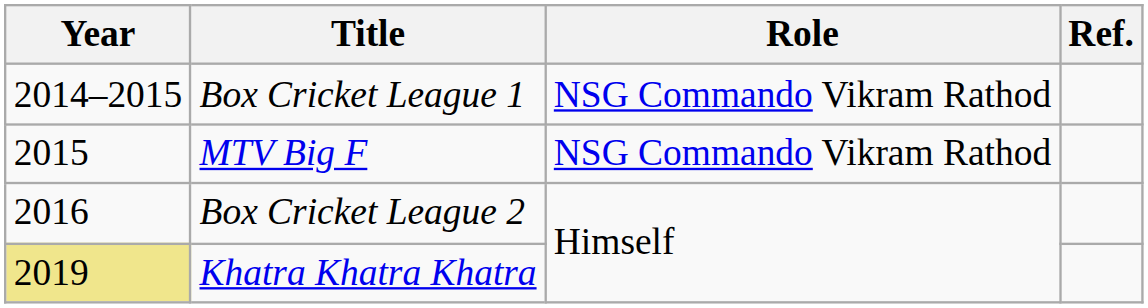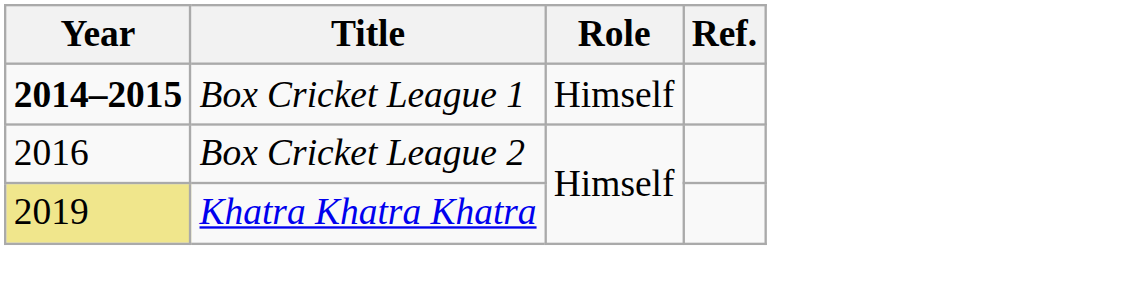(98, 93) normal -> (98, 93) bold
(802, 93) NSG Commando Vikram Rathod -> (614, 93) Himself
- row: (283, 152)
